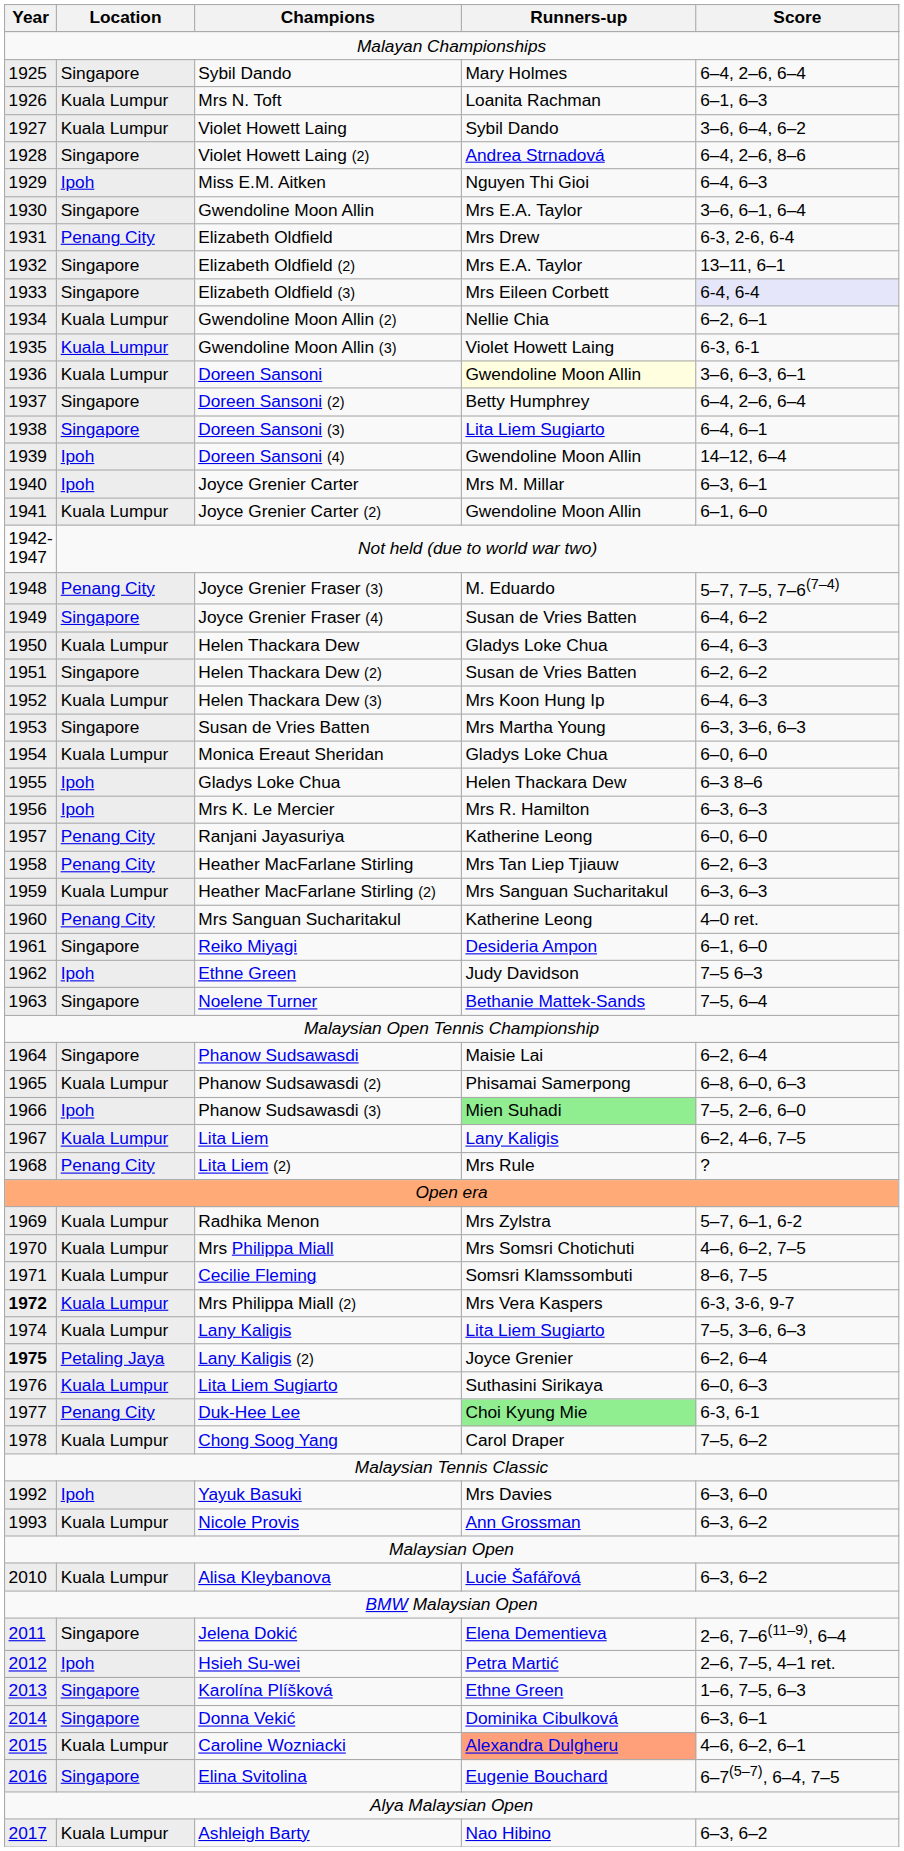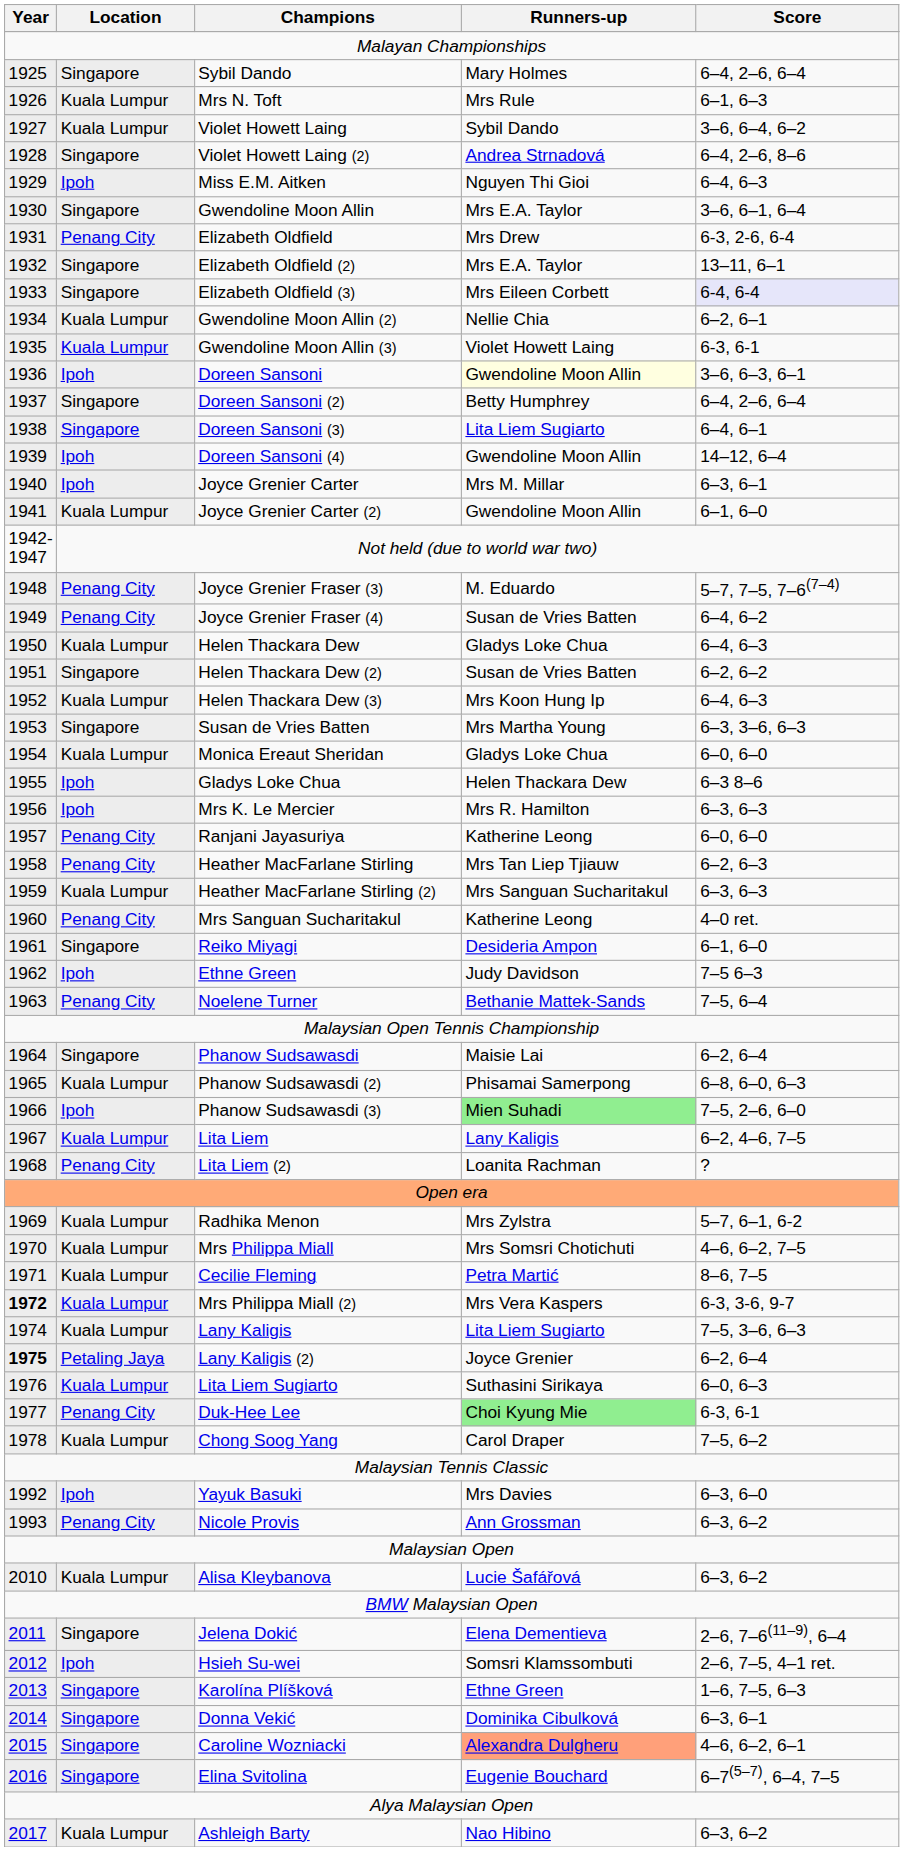(533, 100) Loanita Rachman -> (500, 100) Mrs Rule
(114, 374) Kuala Lumpur -> (77, 374) Ipoh
(100, 617) Singapore -> (108, 617) Penang City
(100, 1001) Singapore -> (108, 1001) Penang City
(500, 1165) Mrs Rule -> (533, 1165) Loanita Rachman
(549, 1275) Somsri Klamssombuti -> (512, 1275) Petra Martić
(114, 1522) Kuala Lumpur -> (108, 1522) Penang City
(512, 1663) Petra Martić -> (549, 1663) Somsri Klamssombuti
(114, 1746) Kuala Lumpur -> (100, 1746) Singapore
